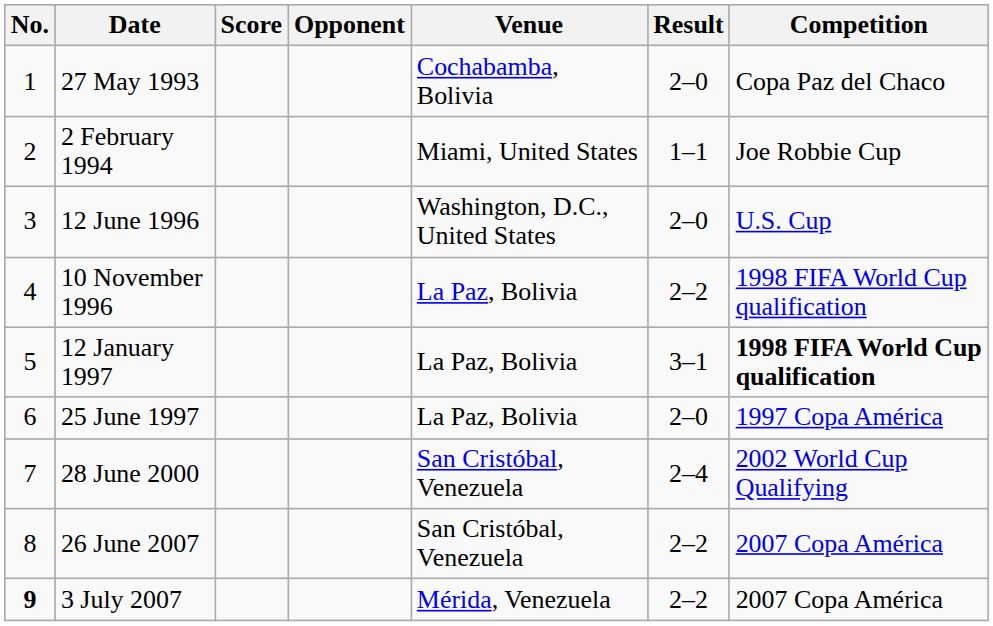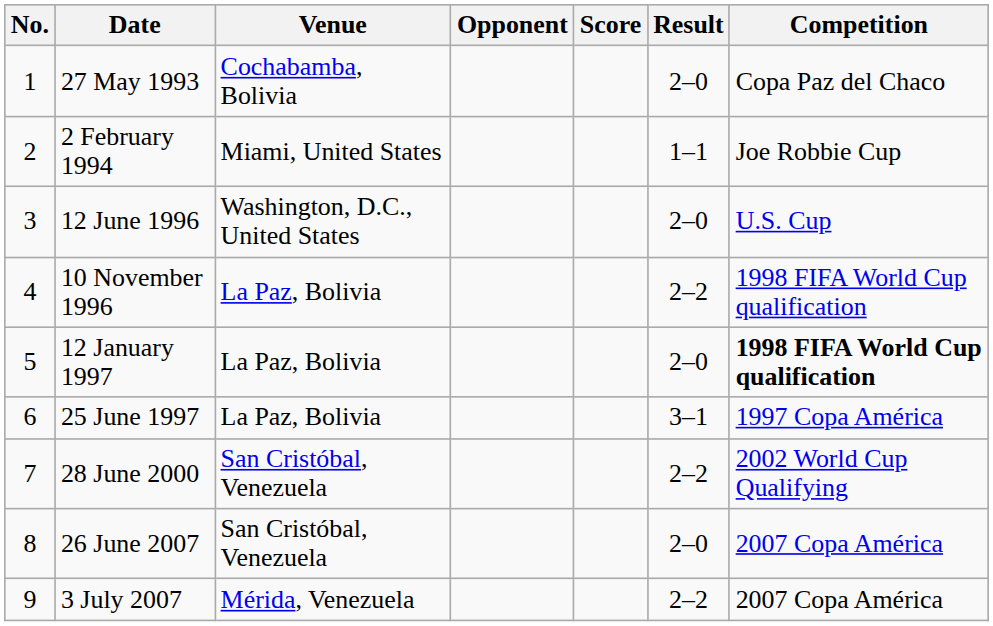columns swapped: (529, 25) <-> (251, 25)
(688, 361) 3–1 -> (688, 361) 2–0
(688, 417) 2–0 -> (688, 417) 3–1
(688, 473) 2–4 -> (688, 473) 2–2
(688, 543) 2–2 -> (688, 543) 2–0
(30, 599) bold -> (30, 599) normal
